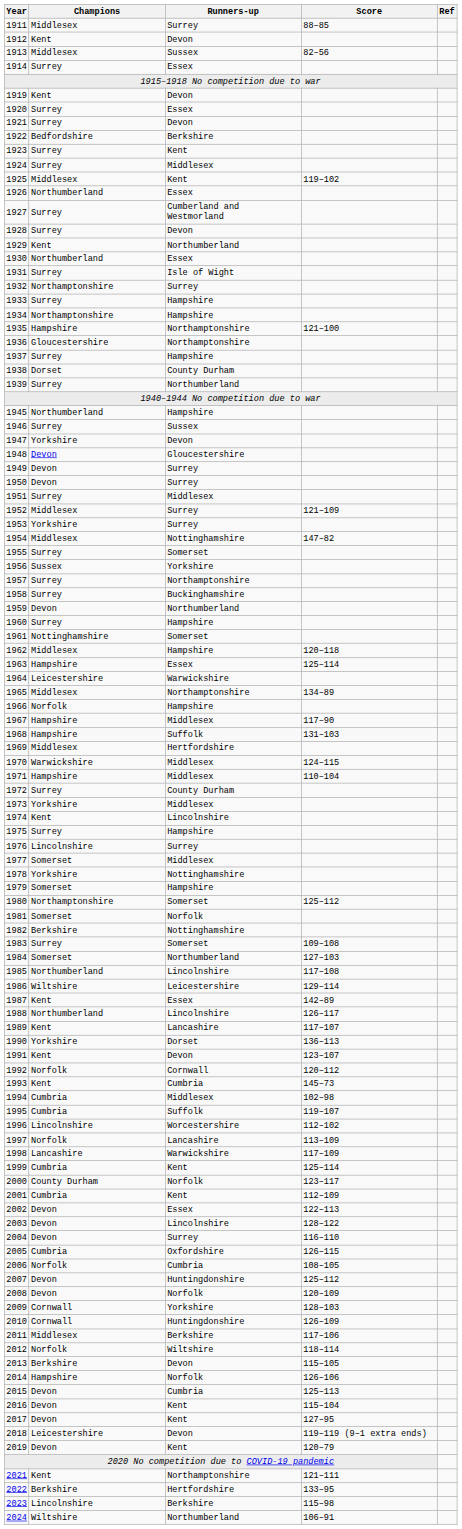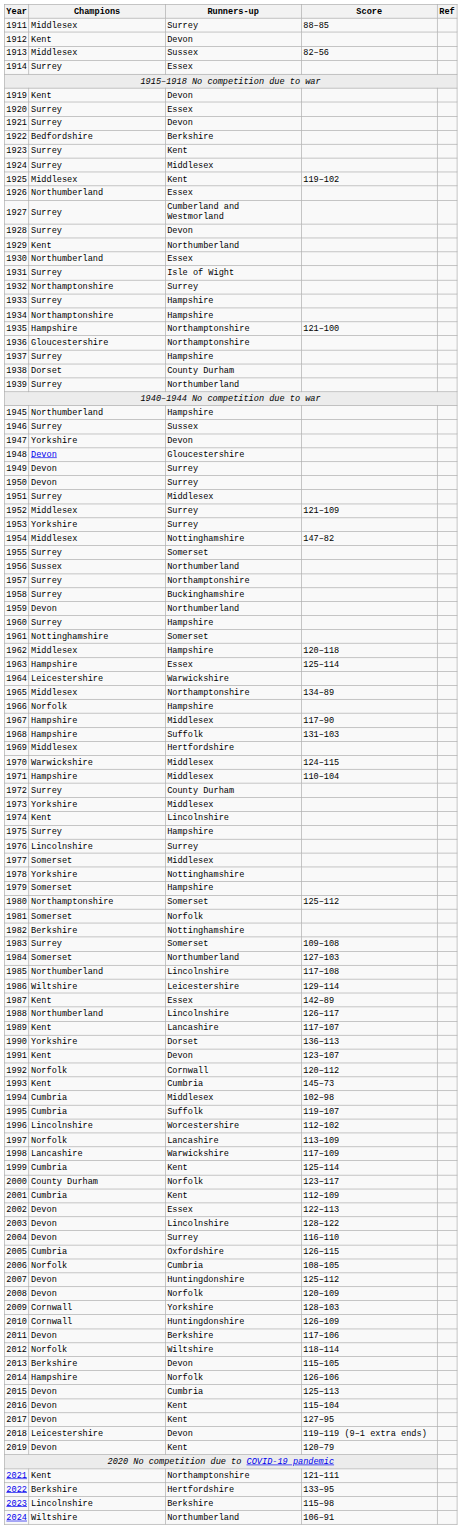(190, 567) Yorkshire -> (203, 567) Northumberland
(54, 1336) Middlesex -> (44, 1336) Devon
